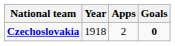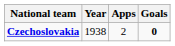(95, 31) 1918 -> (95, 31) 1938
